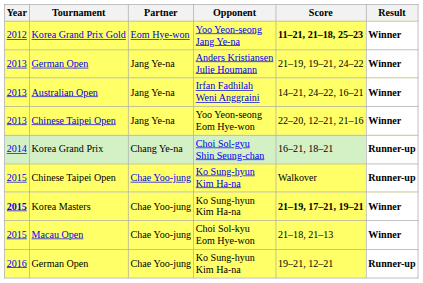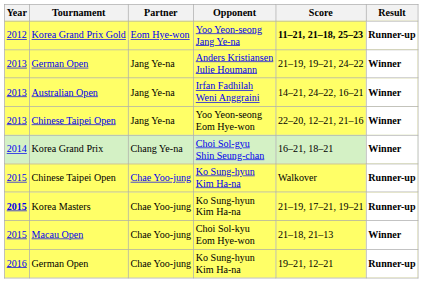(385, 35) Winner -> (392, 35) Runner-up
(392, 149) Runner-up -> (385, 149) Winner
(321, 206) bold -> (321, 206) normal
(385, 206) Winner -> (392, 206) Runner-up
